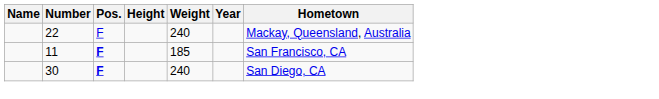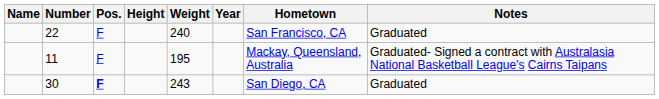+ column: (511, 14)
(328, 33) Mackay, Queensland, Australia -> (296, 33) San Francisco, CA
(100, 52) bold -> (100, 58) normal
(180, 52) 185 -> (180, 58) 195
(296, 52) San Francisco, CA -> (304, 58) Mackay, Queensland, Australia
(180, 71) 240 -> (180, 84) 243
